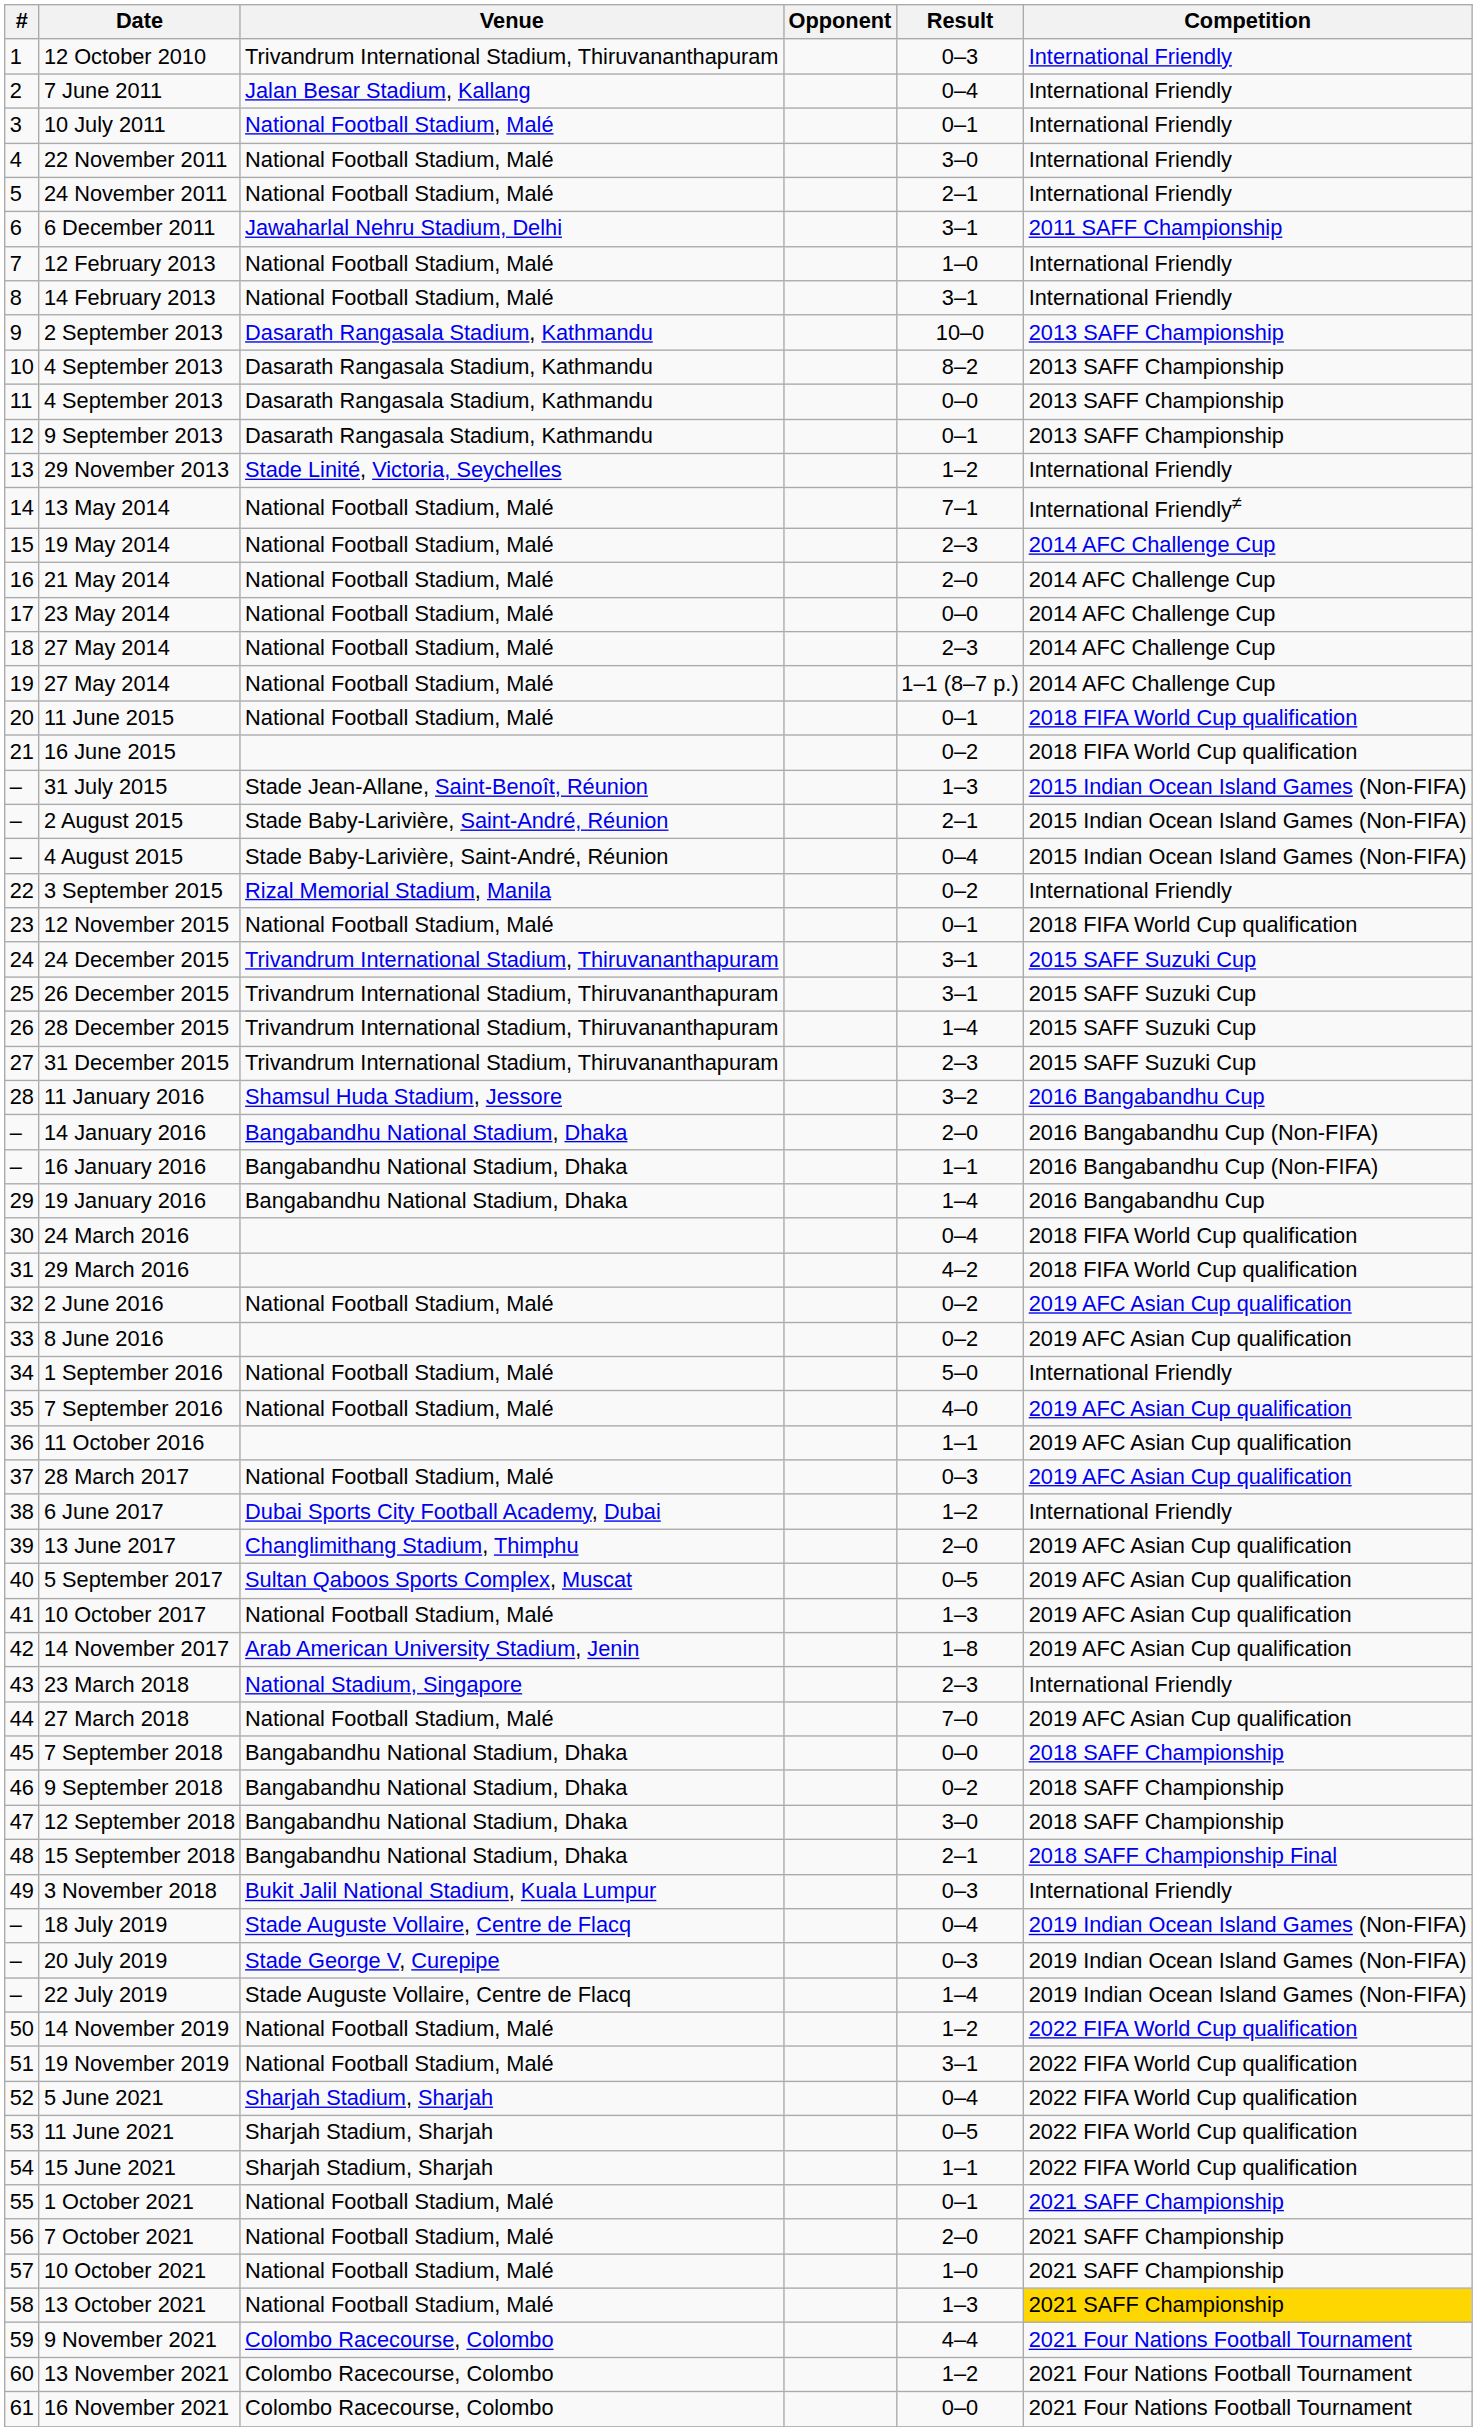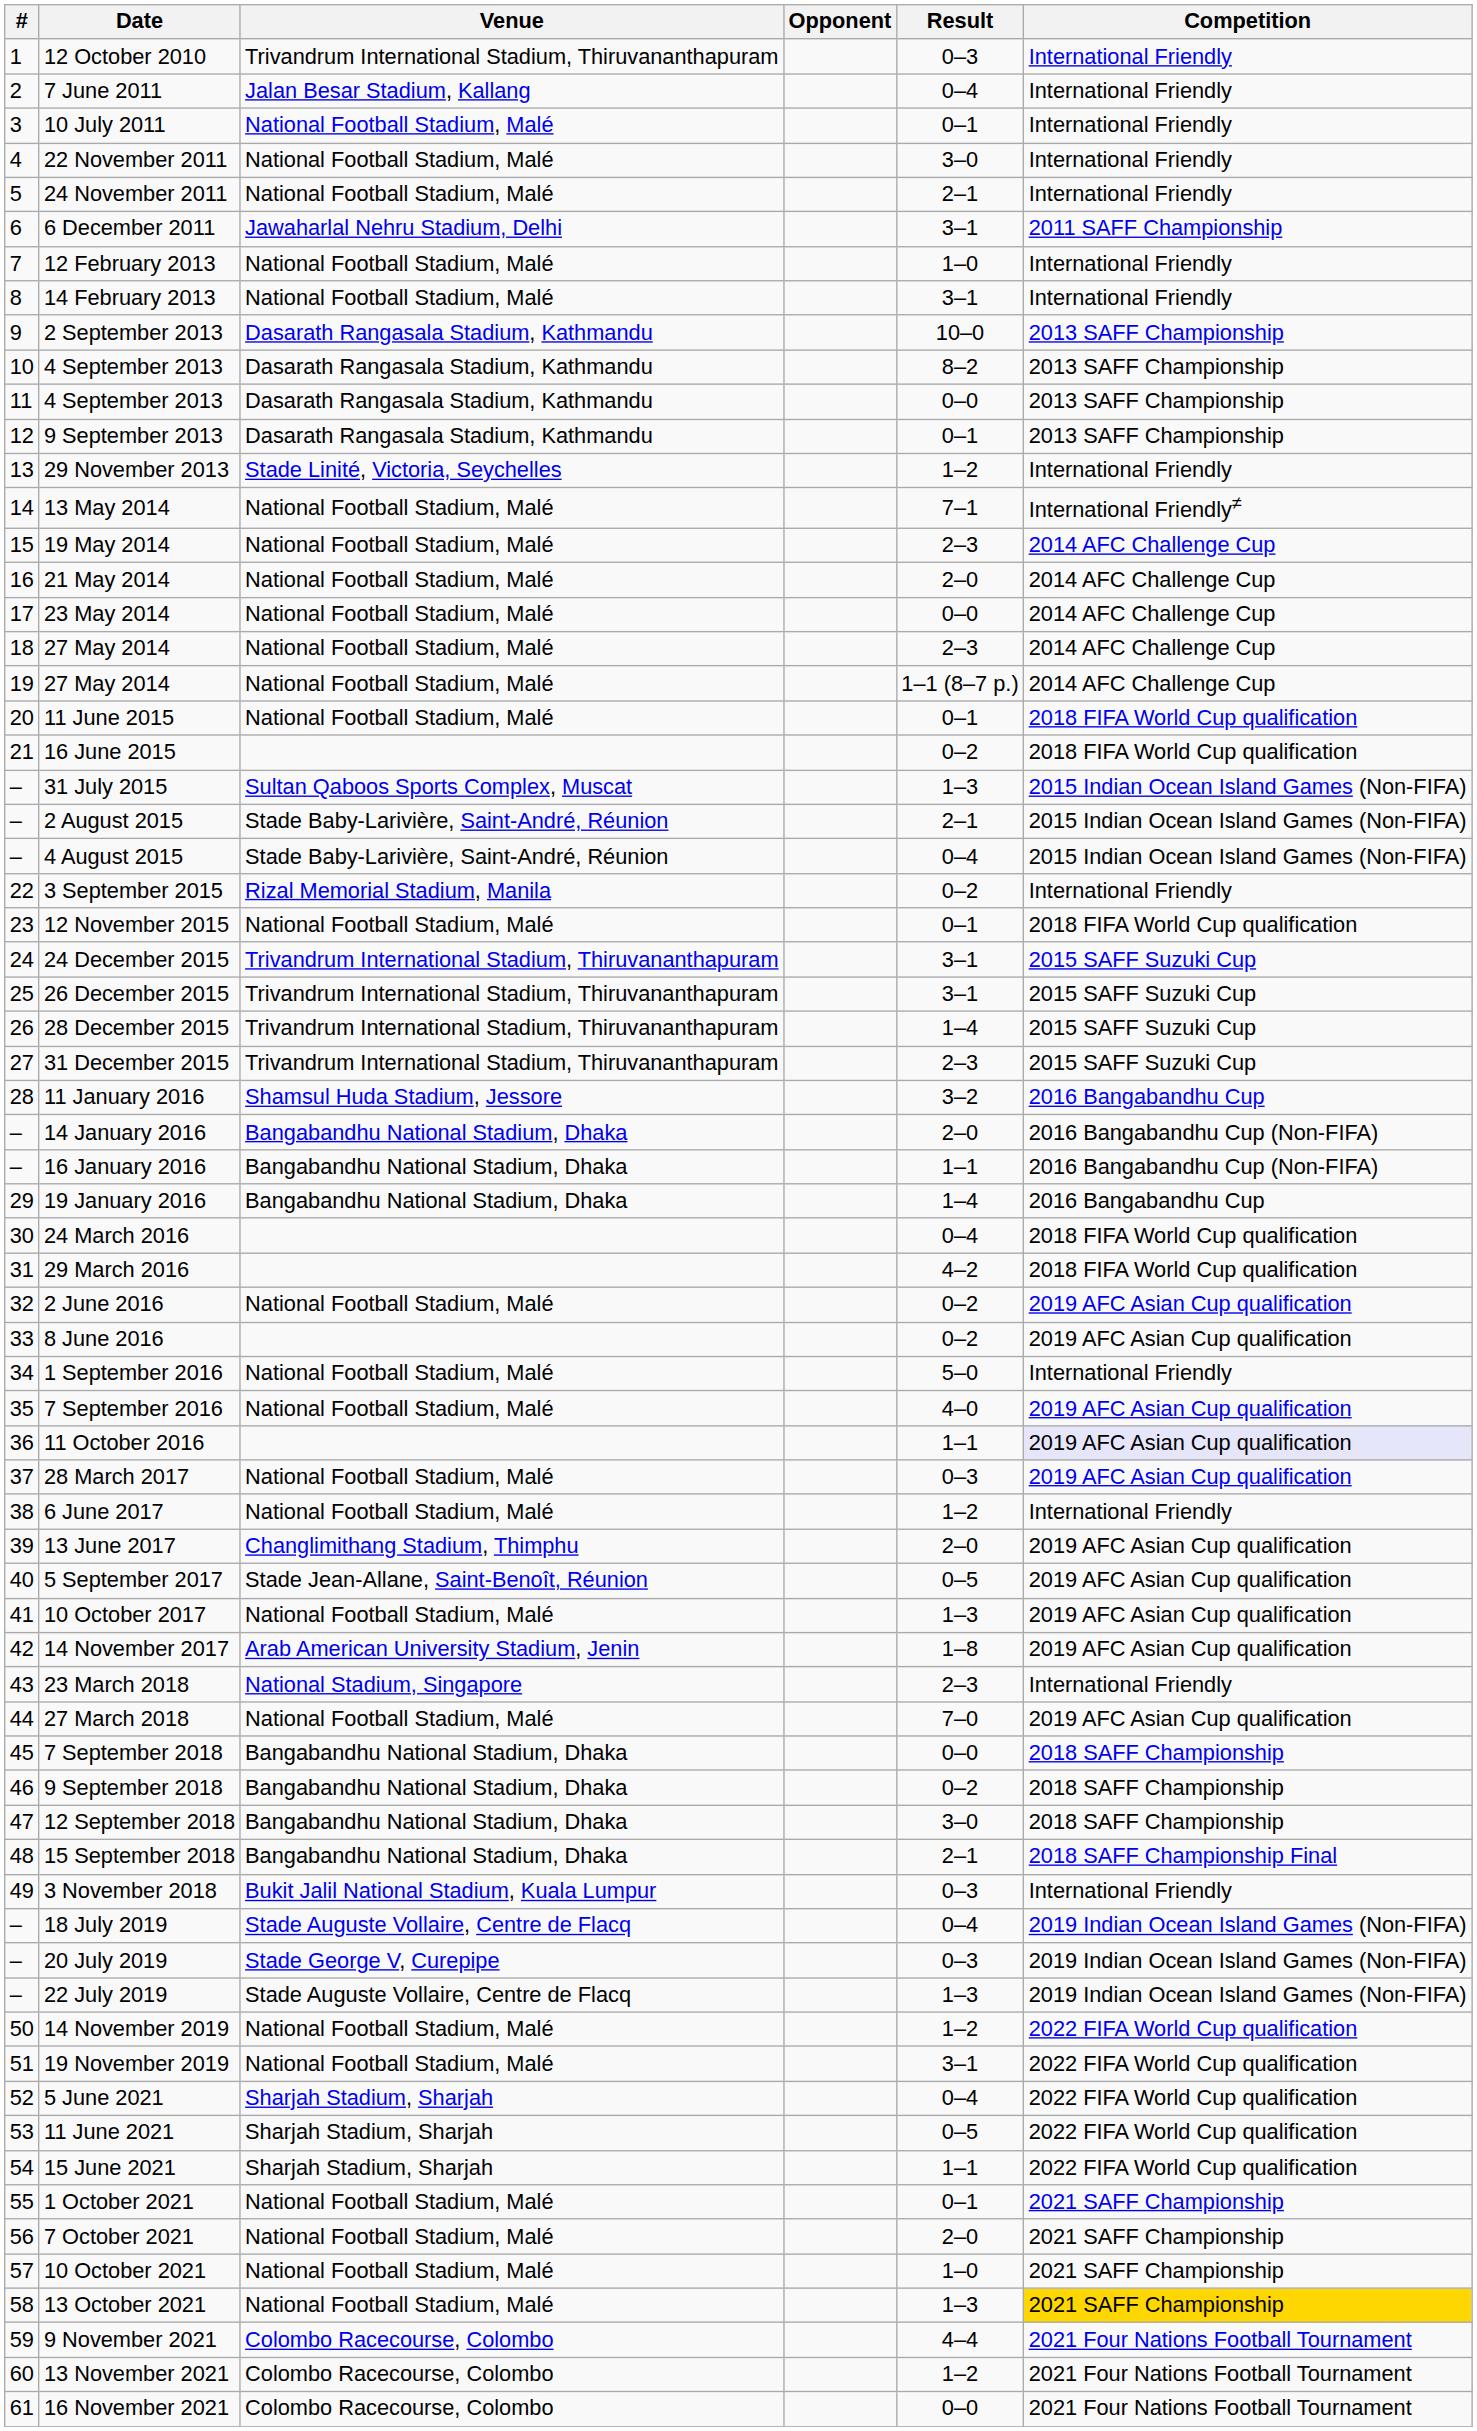(447, 786) Stade Jean-Allane, Saint-Benoît, Réunion -> (439, 786) Sultan Qaboos Sports Complex, Muscat
(1190, 1442) no background -> (1190, 1442) lavender background
(453, 1511) Dubai Sports City Football Academy, Dubai -> (399, 1511) National Football Stadium, Malé
(439, 1580) Sultan Qaboos Sports Complex, Muscat -> (447, 1580) Stade Jean-Allane, Saint-Benoît, Réunion
(960, 1994) 1–4 -> (960, 1994) 1–3
